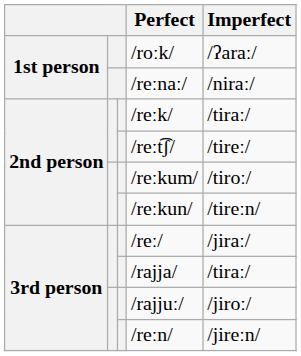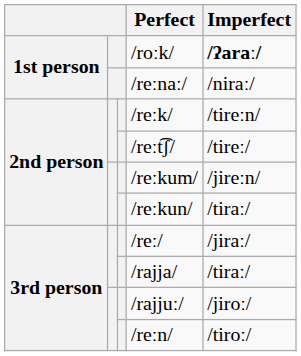(232, 51) normal -> (234, 51) bold
(229, 114) /tiraː/ -> (234, 114) /tireːn/
(229, 177) /tiroː/ -> (234, 177) /jireːn/
(234, 209) /tireːn/ -> (229, 209) /tiraː/
(234, 334) /jireːn/ -> (229, 334) /tiroː/
